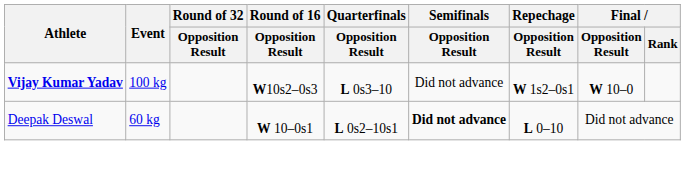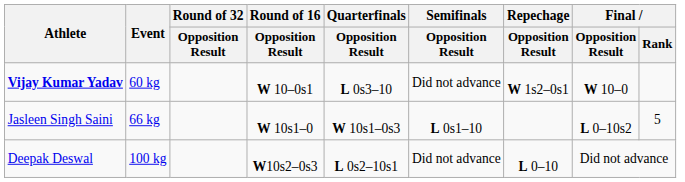(148, 82) 100 kg -> (144, 82) 60 kg
(285, 90) W10s2–0s3 -> (285, 90) W 10–0s1
+ row: (60, 120)
(144, 120) 60 kg -> (148, 159) 100 kg
(285, 128) W 10–0s1 -> (285, 167) W10s2–0s3
(459, 120) bold -> (456, 159) normal
